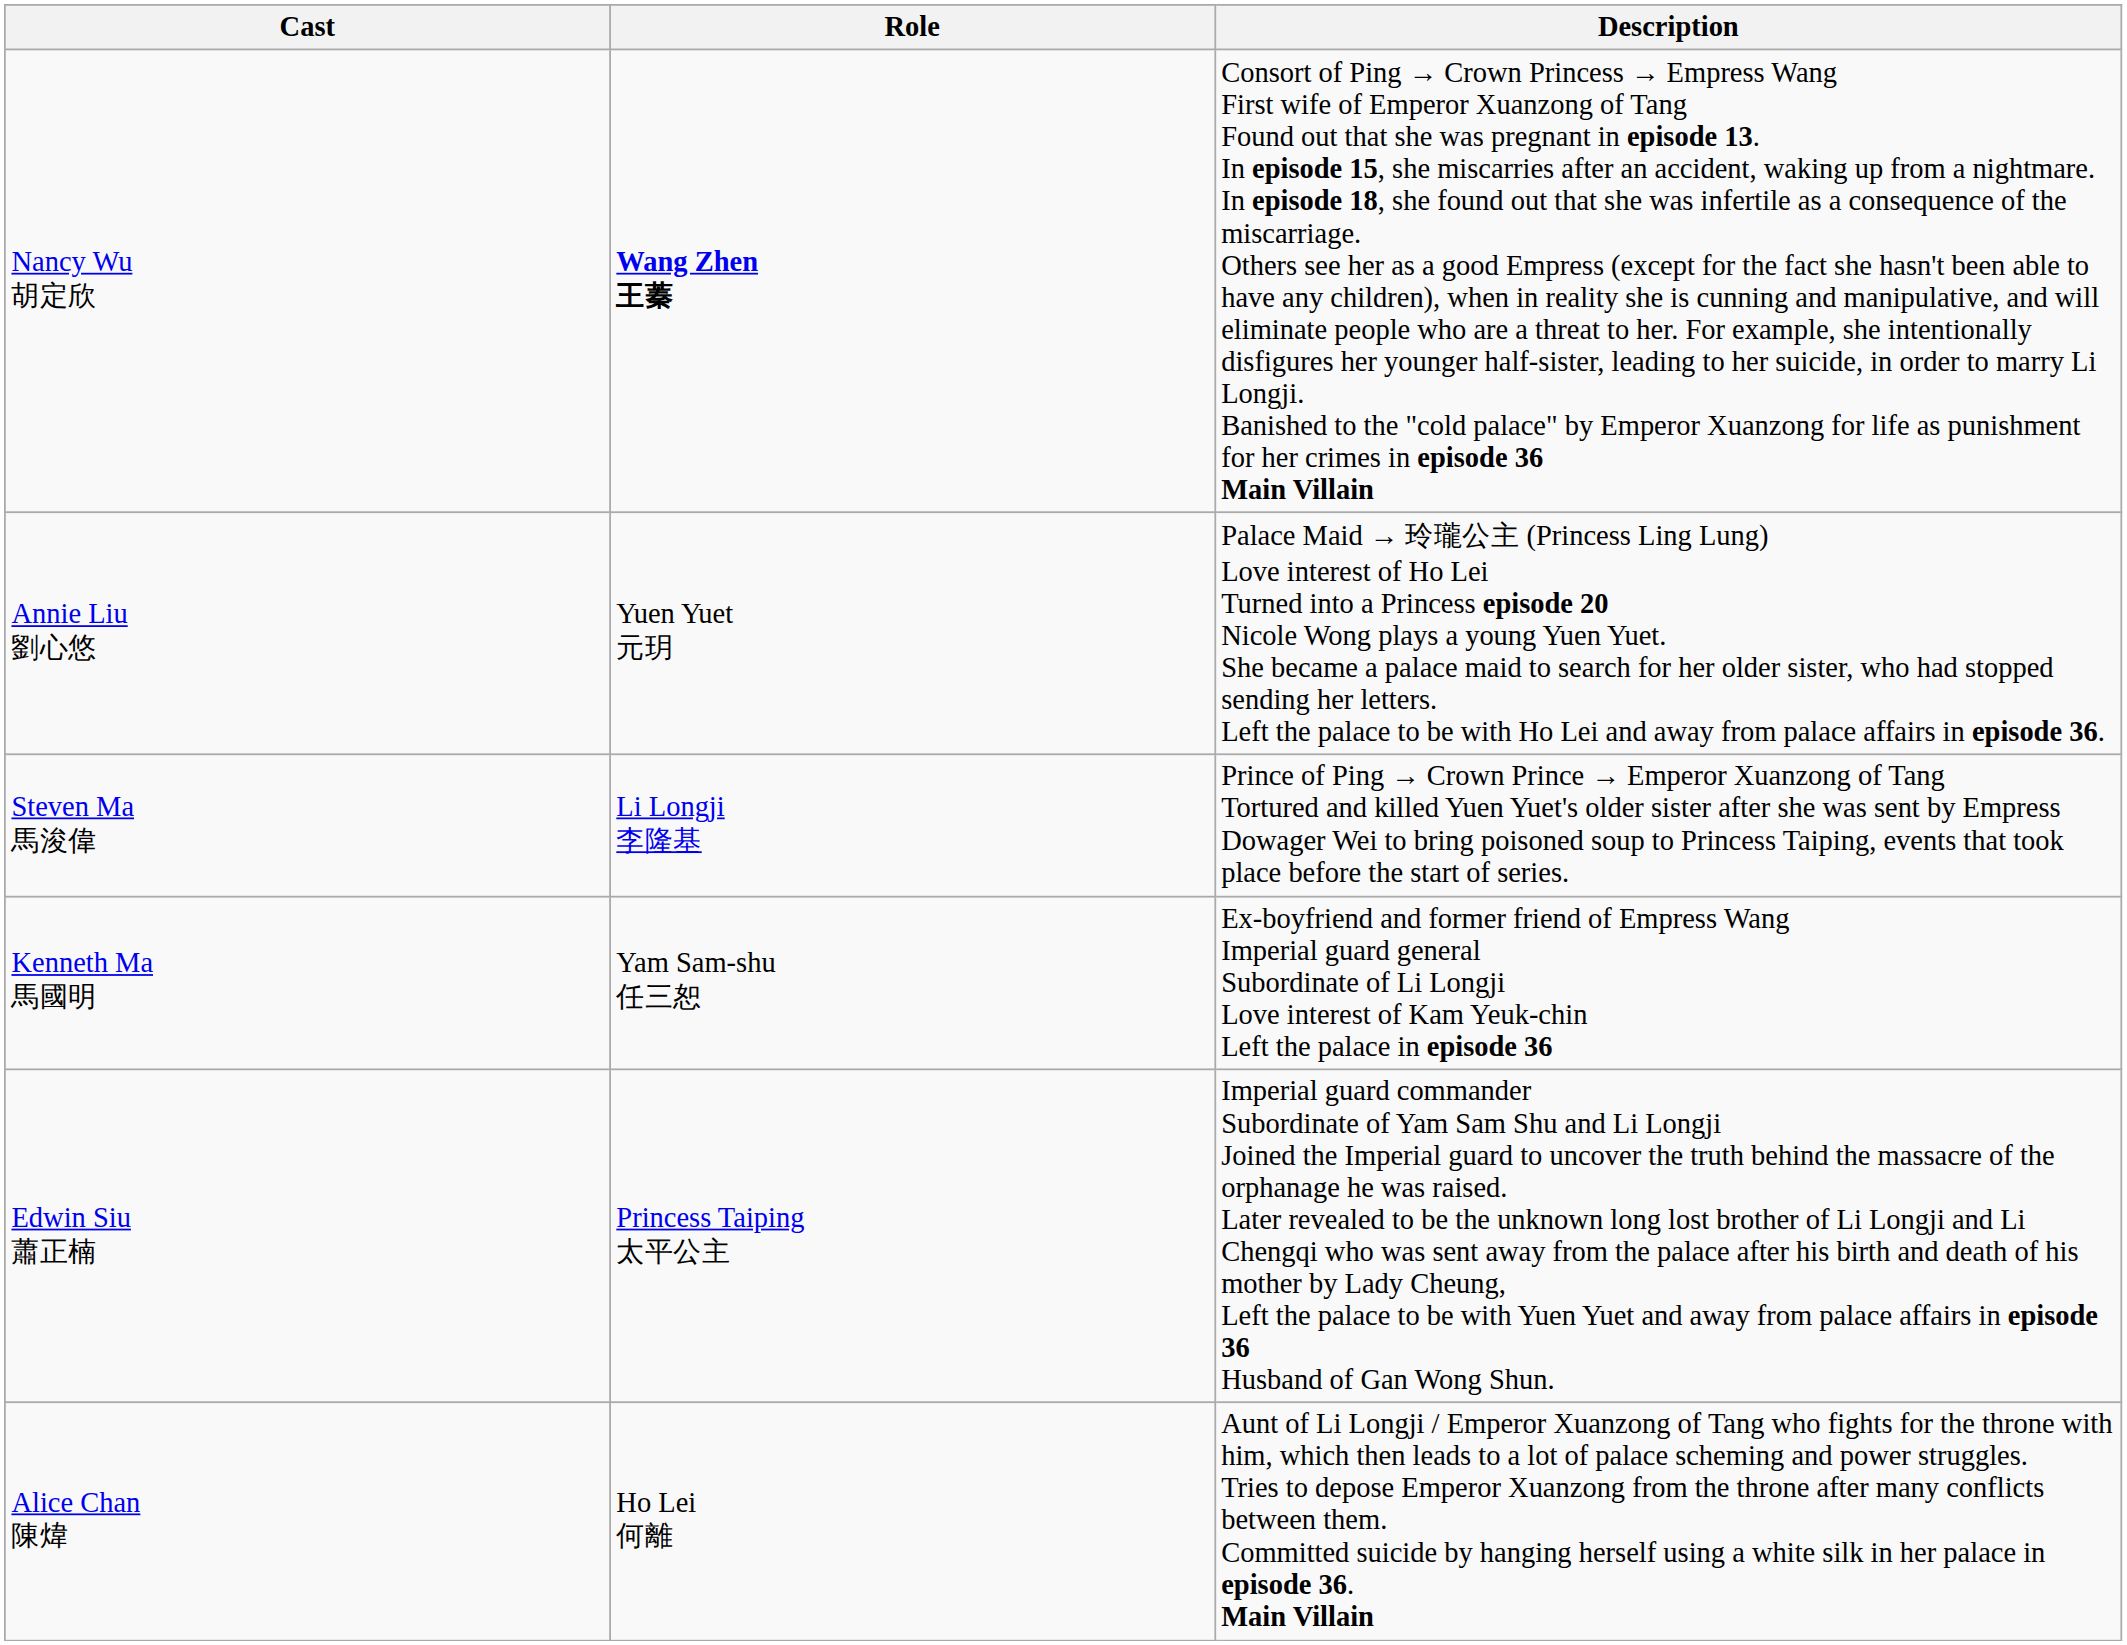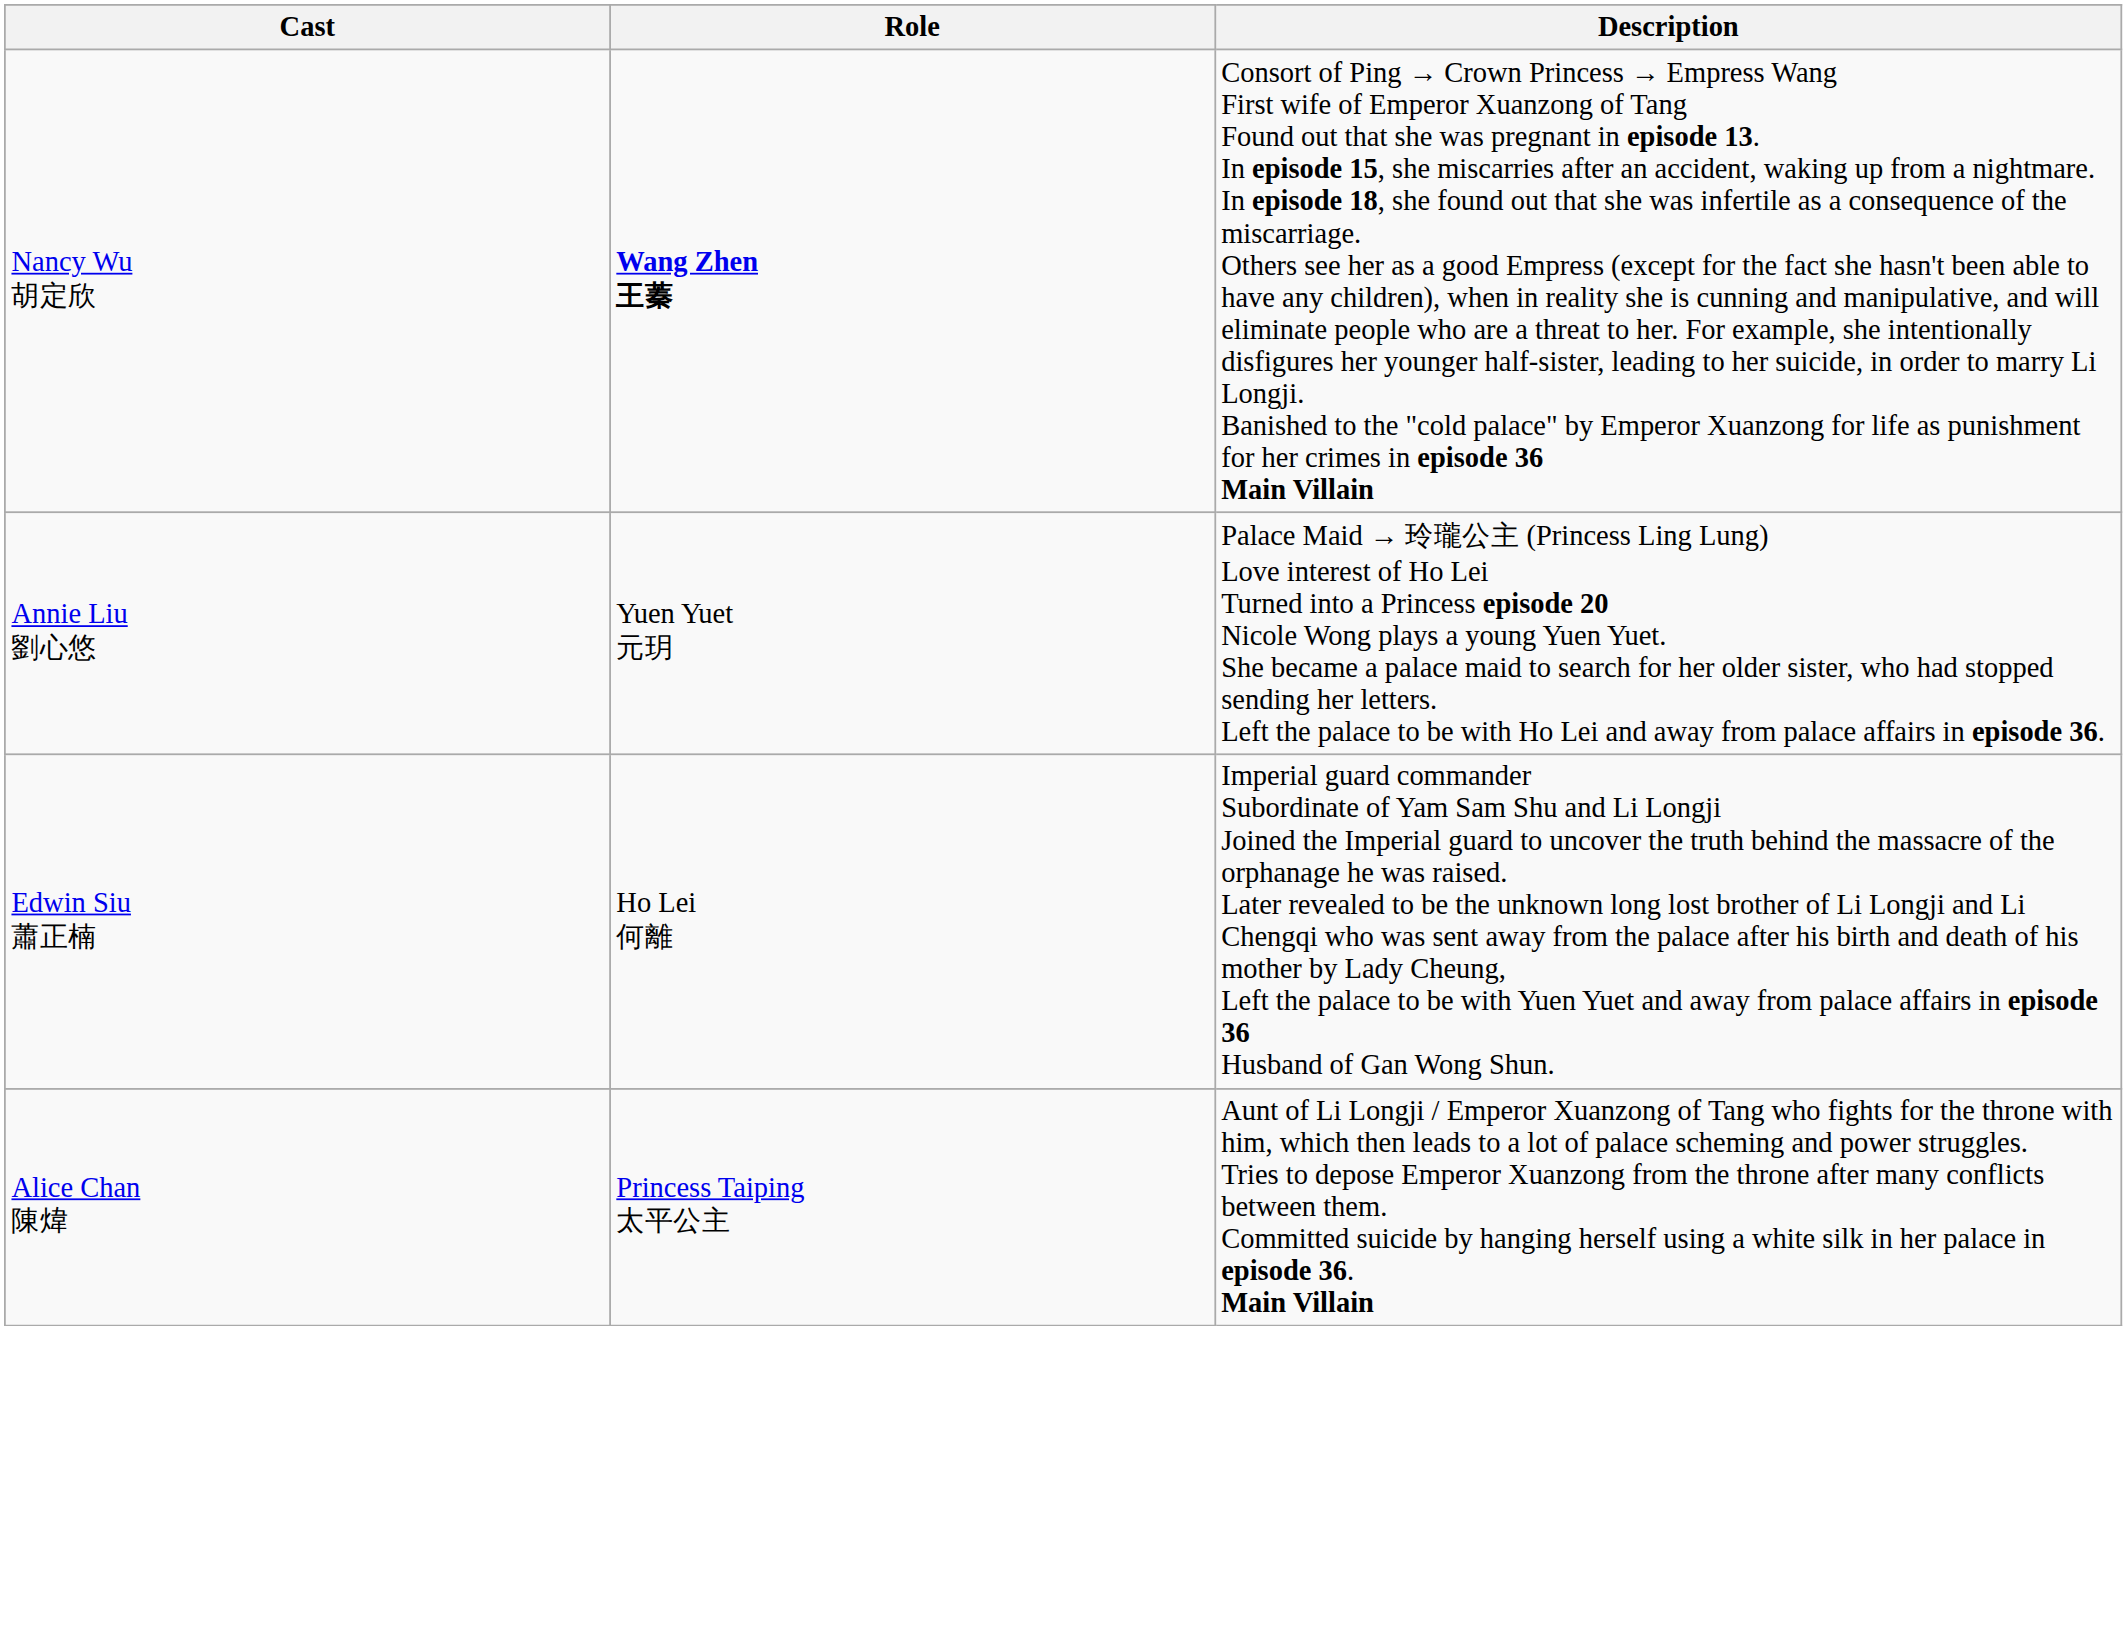- row: (73, 822)
- row: (82, 980)
(710, 1233) Princess Taiping 太平公主 -> (656, 919) Ho Lei 何離
(656, 1519) Ho Lei 何離 -> (710, 1204) Princess Taiping 太平公主
